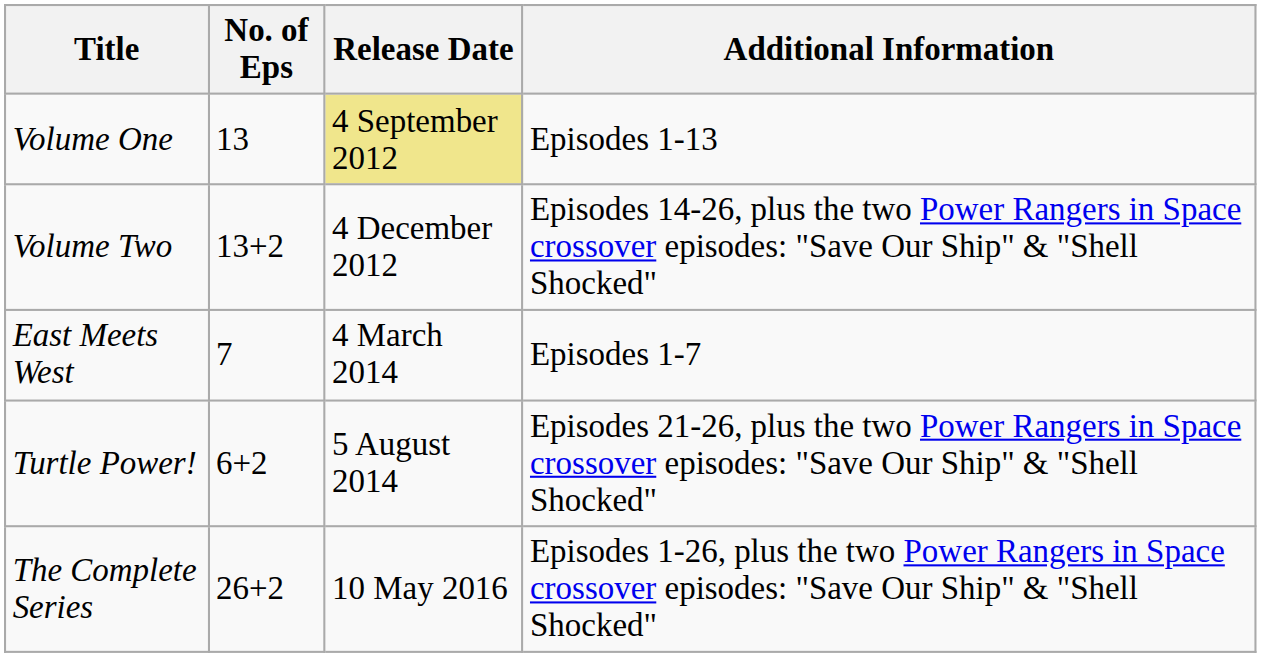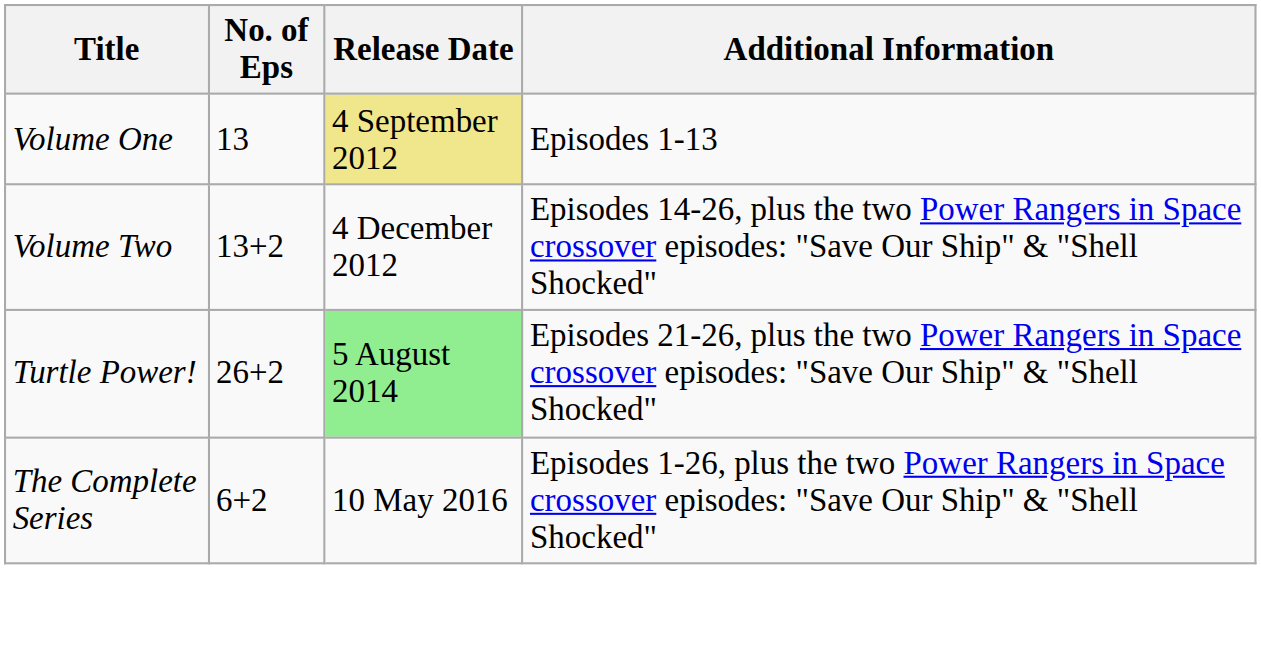- row: (85, 354)
(242, 462) 6+2 -> (250, 372) 26+2
(391, 462) no background -> (391, 372) lightgreen background
(250, 588) 26+2 -> (242, 499) 6+2
